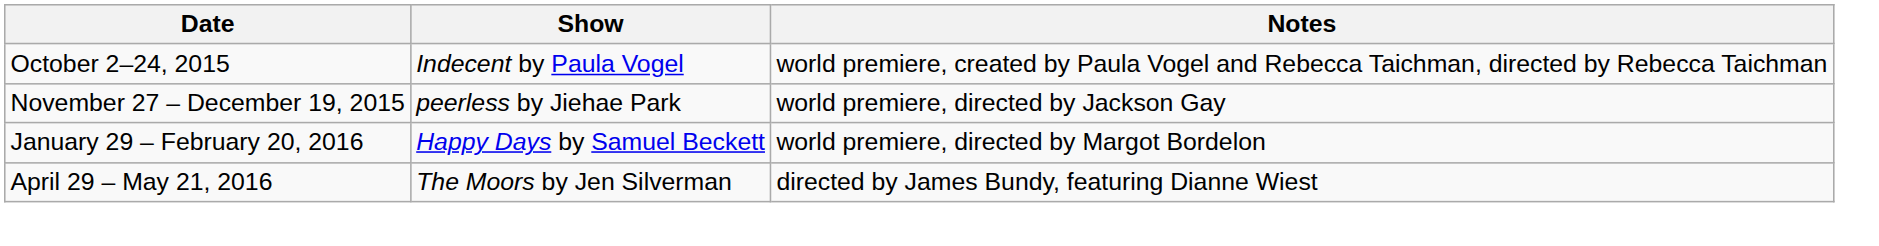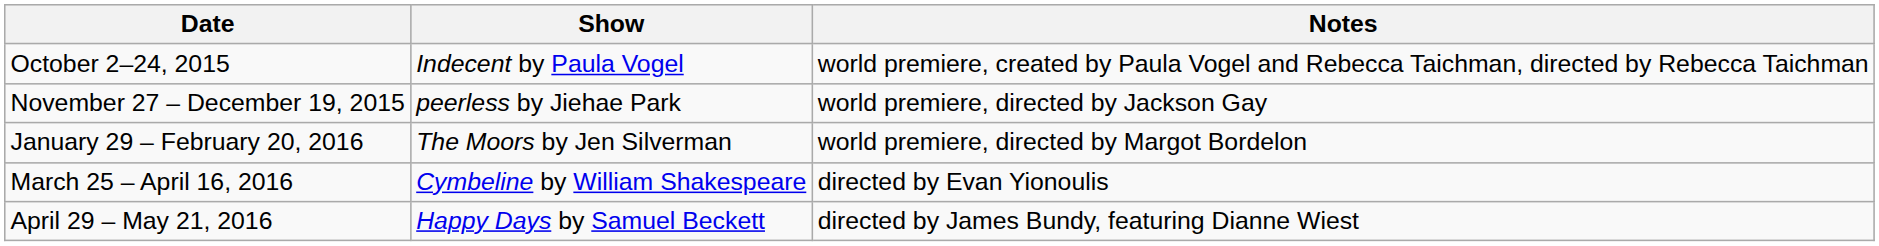(591, 142) Happy Days by Samuel Beckett -> (574, 142) The Moors by Jen Silverman
+ row: (152, 181)
(574, 181) The Moors by Jen Silverman -> (591, 220) Happy Days by Samuel Beckett
